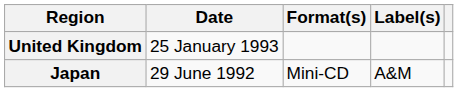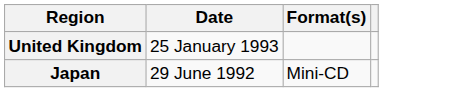- column: (407, 18)
